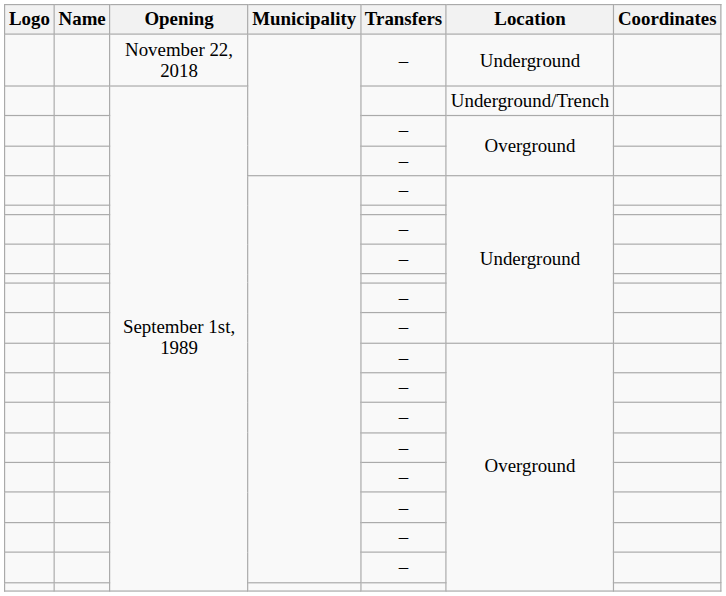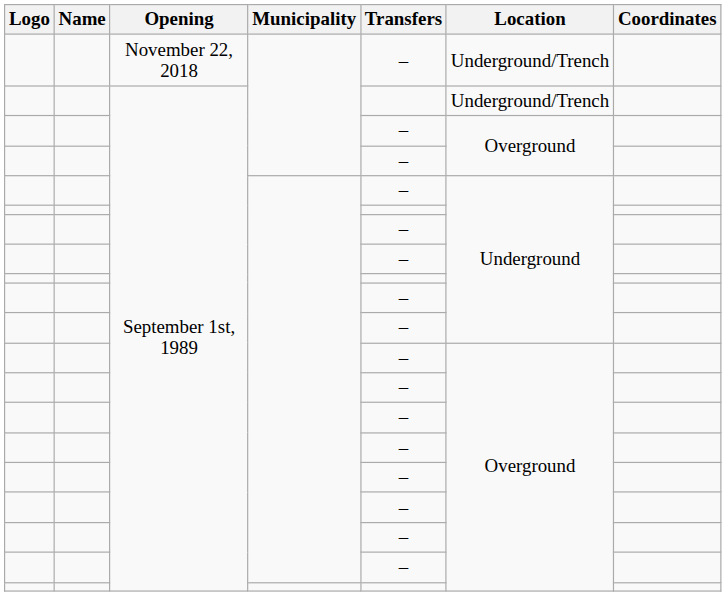(530, 60) Underground -> (530, 60) Underground/Trench
